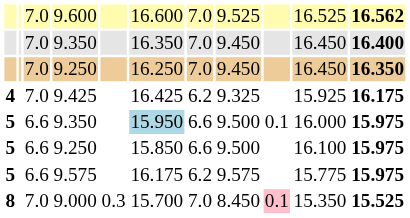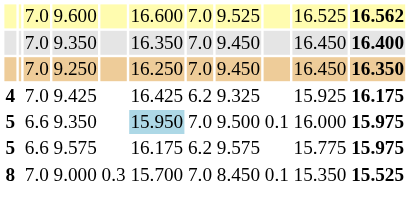(200, 121) 6.6 -> (200, 121) 7.0
- row: (10, 148)
(277, 201) pink background -> (277, 174) no background
